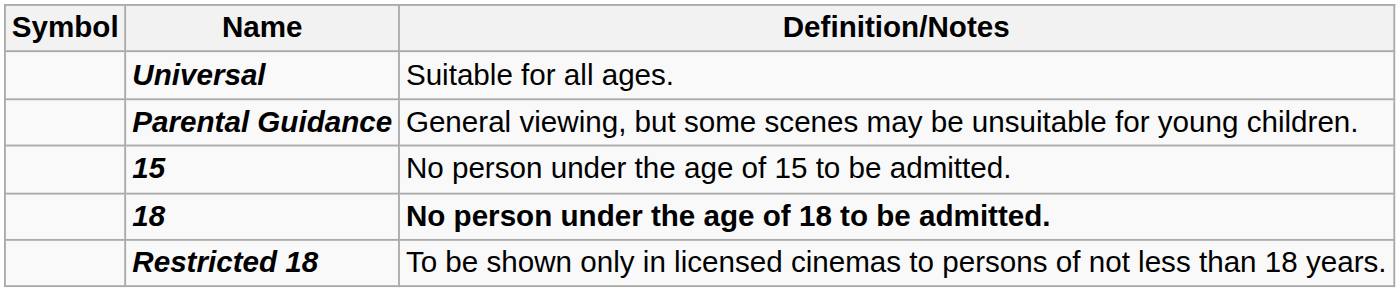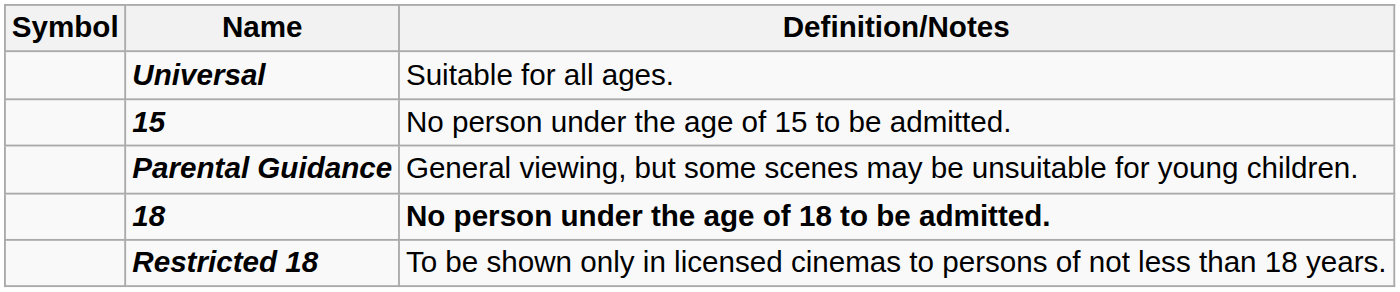rows swapped: (262, 121) <-> (149, 168)
